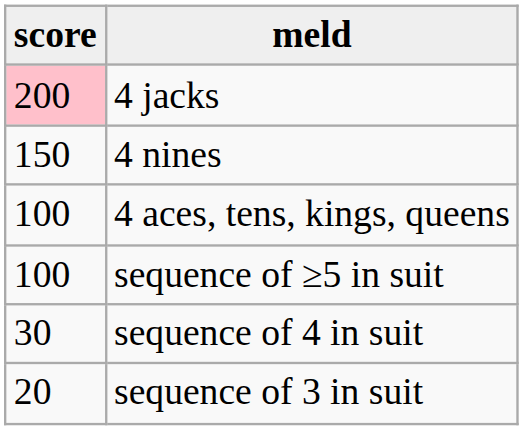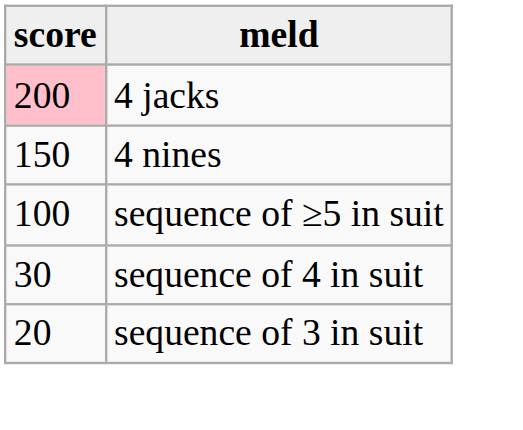- row: (312, 213)
